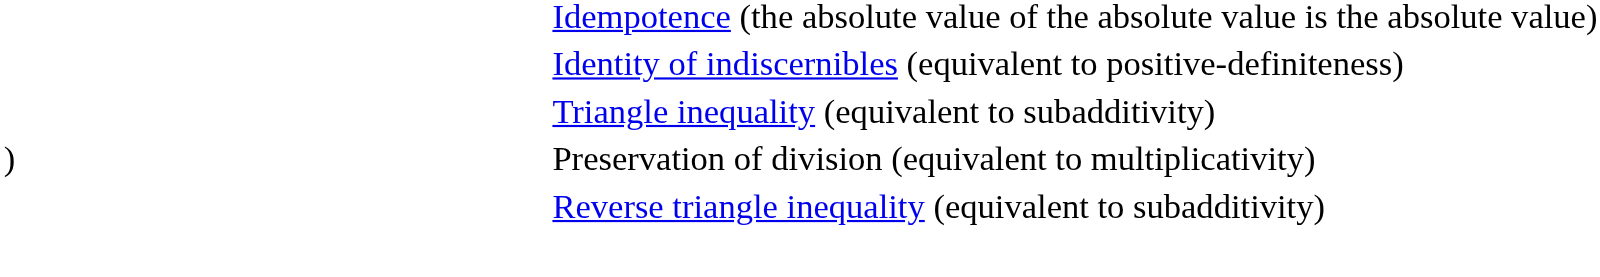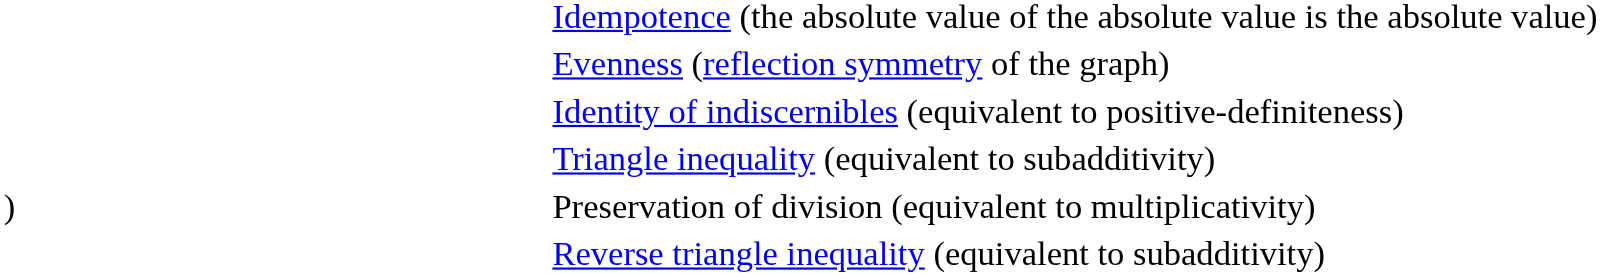+ row: (861, 63)
